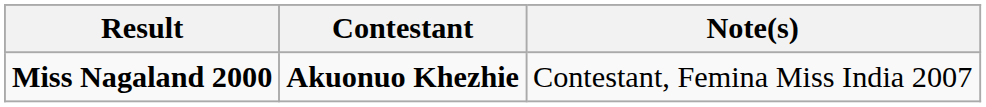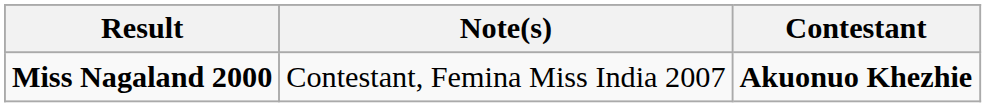columns swapped: (403, 28) <-> (753, 28)
